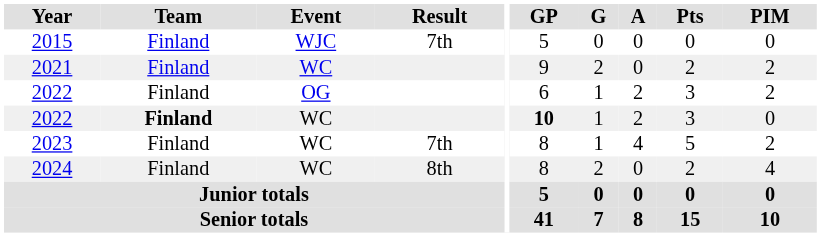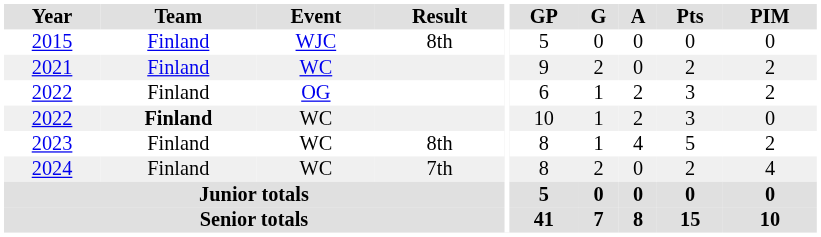(440, 41) 7th -> (440, 41) 8th
(544, 118) bold -> (544, 118) normal
(440, 143) 7th -> (440, 143) 8th
(440, 168) 8th -> (440, 168) 7th
